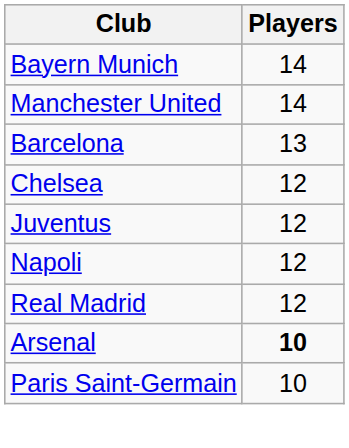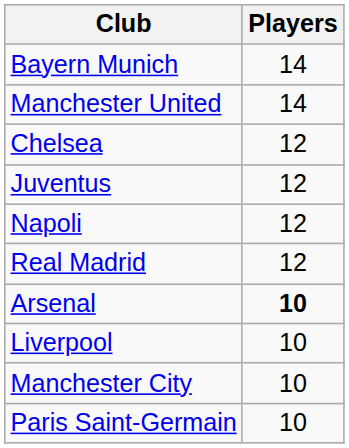- row: (67, 143)
+ row: (62, 343)
+ row: (101, 382)
